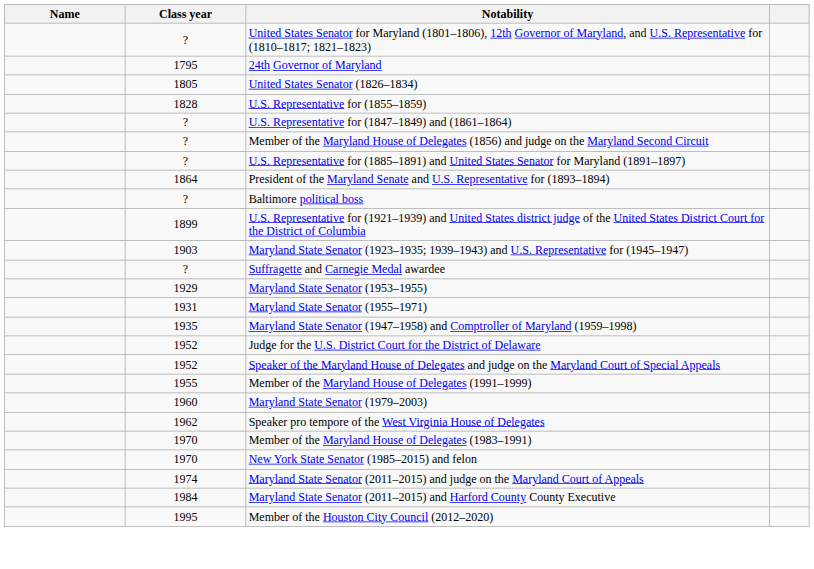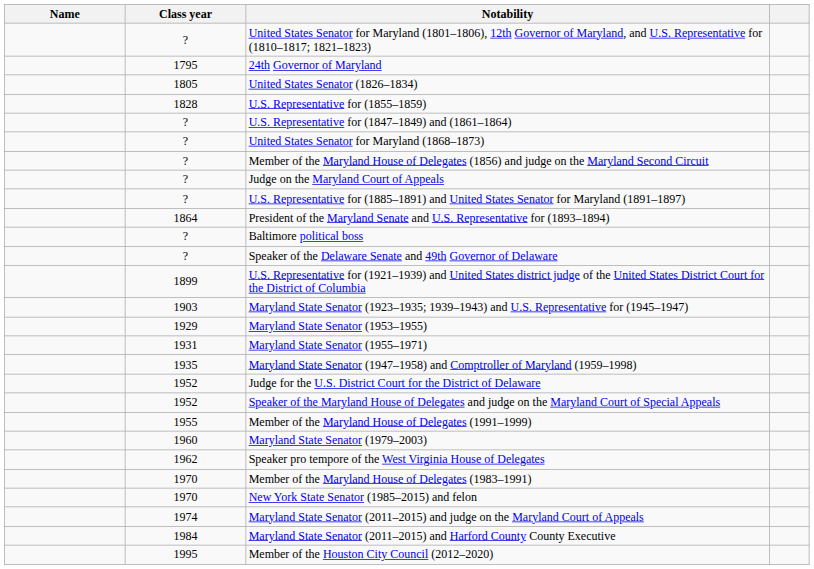+ row: (366, 141)
+ row: (346, 179)
+ row: (403, 255)
- row: (347, 269)
